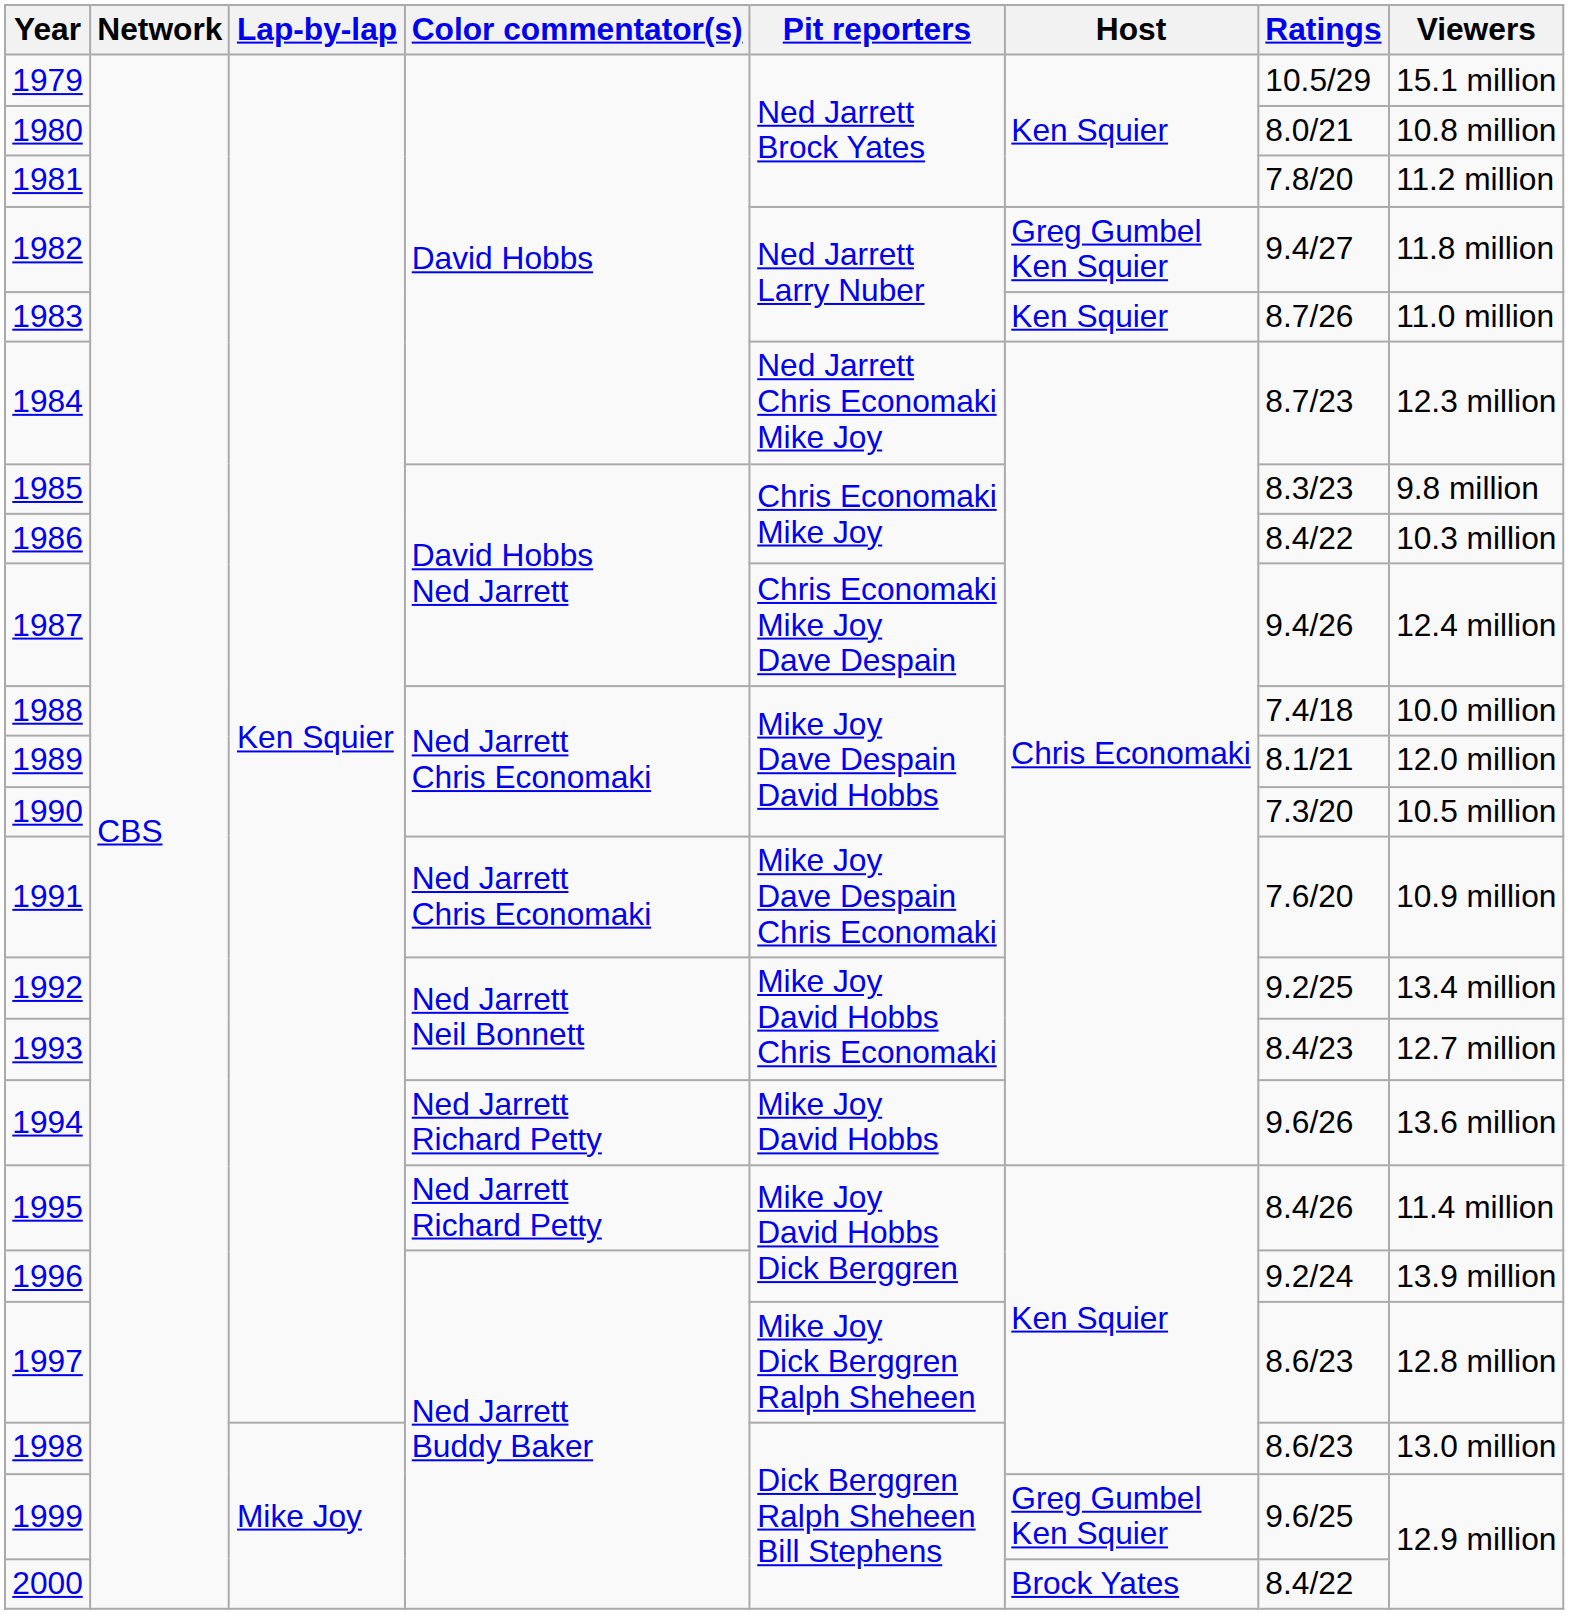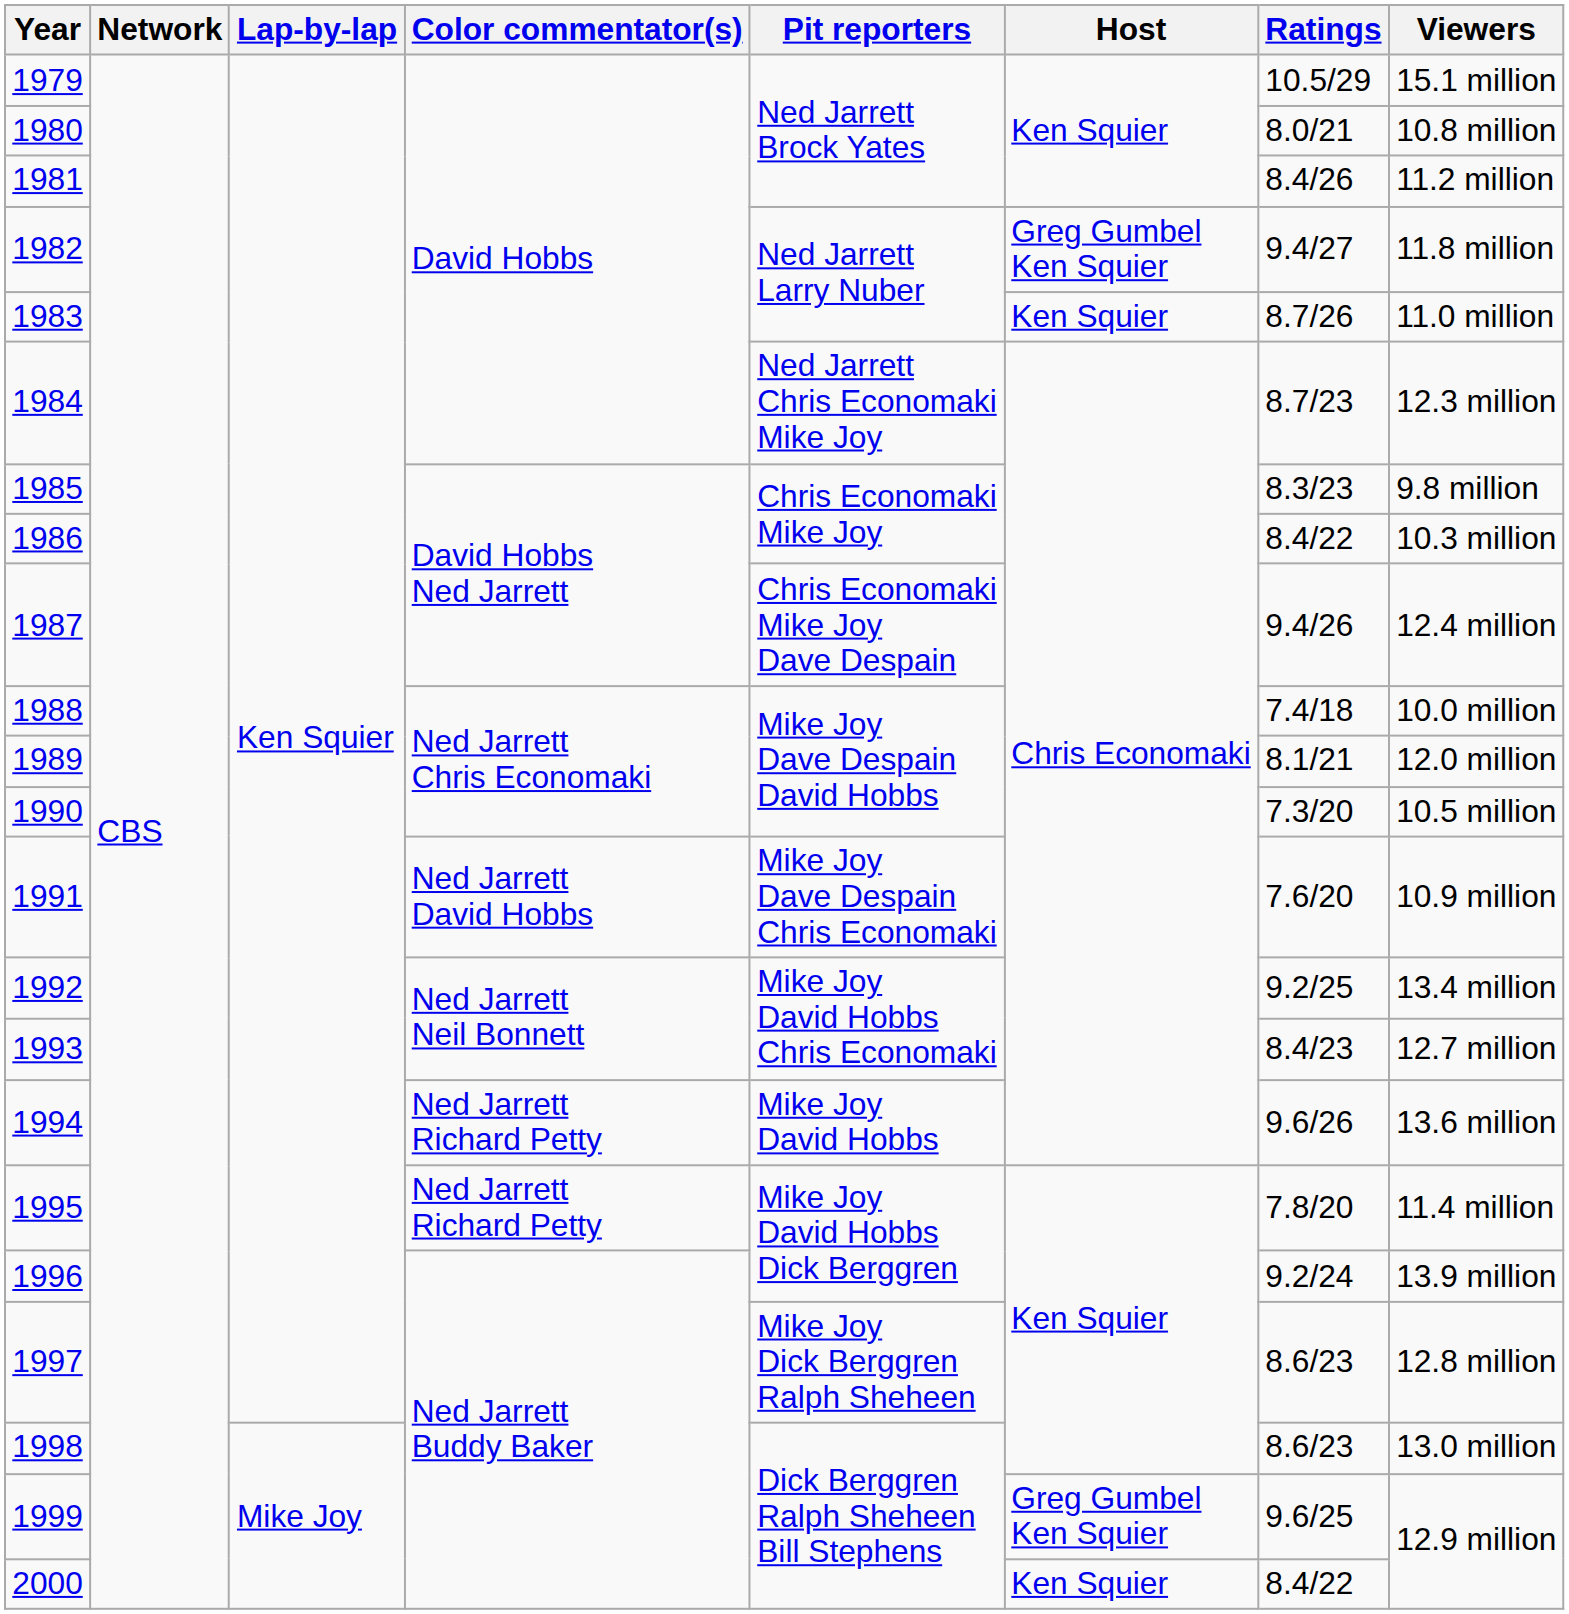(1309, 180) 7.8/20 -> (1309, 180) 8.4/26
(531, 896) Ned Jarrett Chris Economaki -> (502, 896) Ned Jarrett David Hobbs
(1309, 1207) 8.4/26 -> (1309, 1207) 7.8/20
(1095, 1583) Brock Yates -> (1090, 1583) Ken Squier
